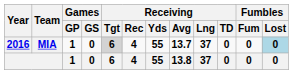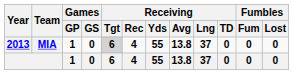(18, 45) 2016 -> (18, 45) 2013
(182, 45) 13.7 -> (182, 45) 13.8
(275, 45) lightblue background -> (275, 45) no background
